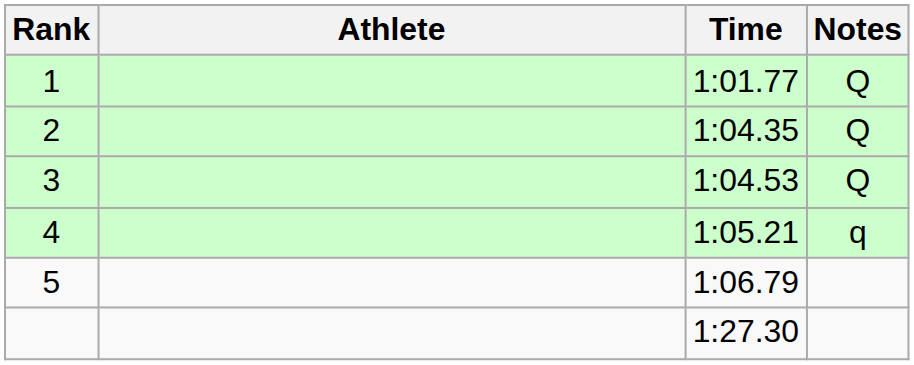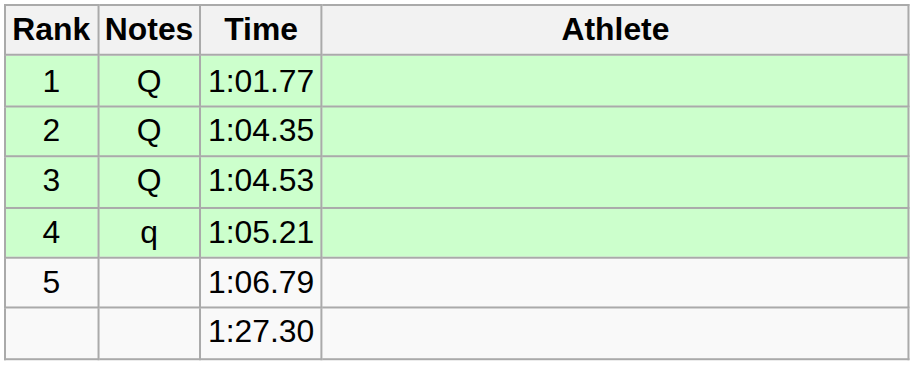columns swapped: (391, 29) <-> (858, 29)
